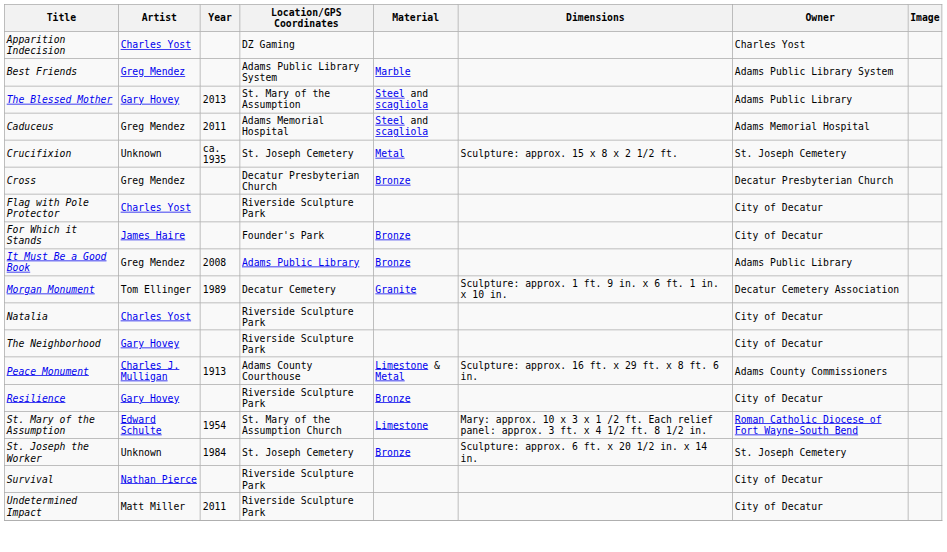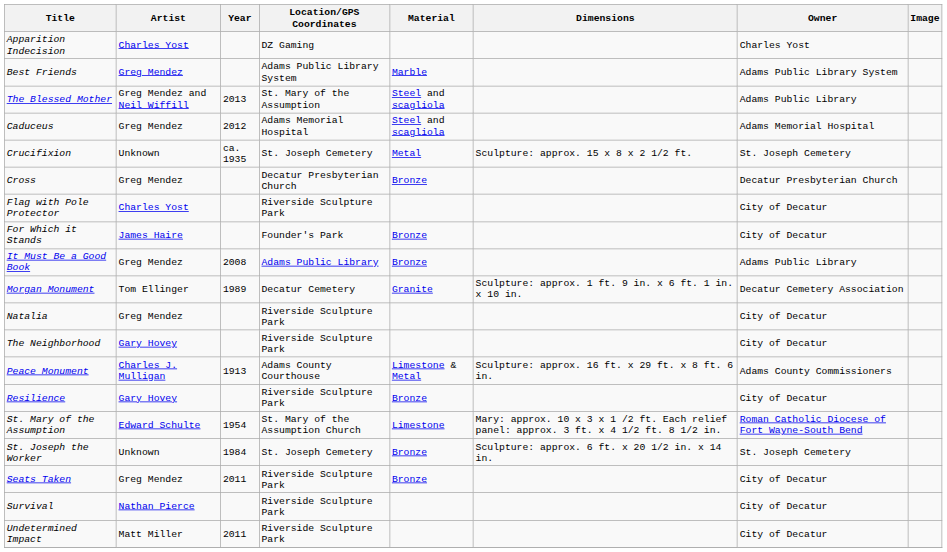(150, 99) Gary Hovey -> (162, 99) Greg Mendez and Neil Wiffill
(215, 127) 2011 -> (235, 127) 2012
(156, 316) Charles Yost -> (151, 316) Greg Mendez
+ row: (39, 479)
